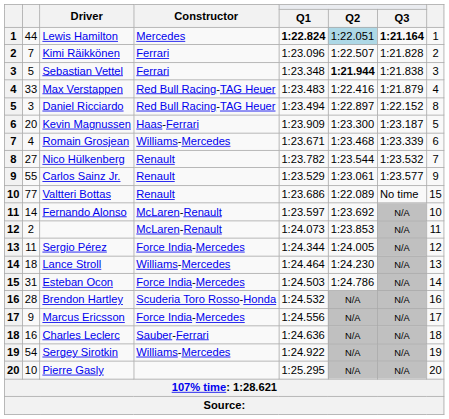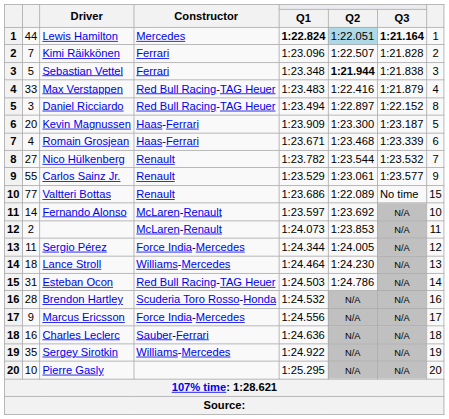(183, 141) Williams-Mercedes -> (168, 141) Haas-Ferrari
(191, 282) Force India-Mercedes -> (206, 282) Red Bull Racing-TAG Heuer
(31, 352) 54 -> (31, 352) 35
